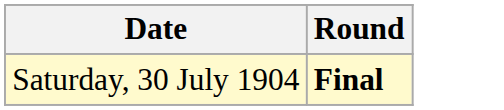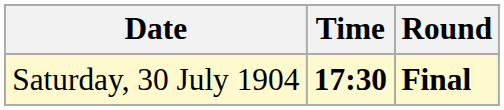+ column: (350, 29)
